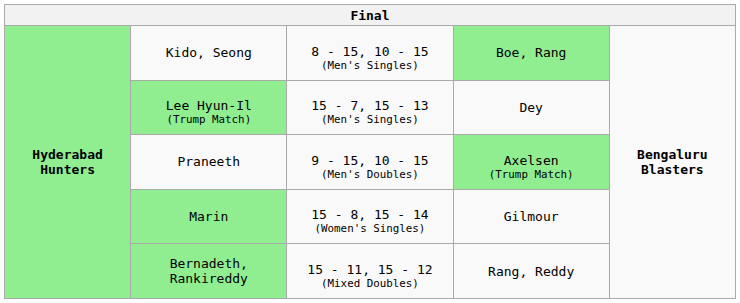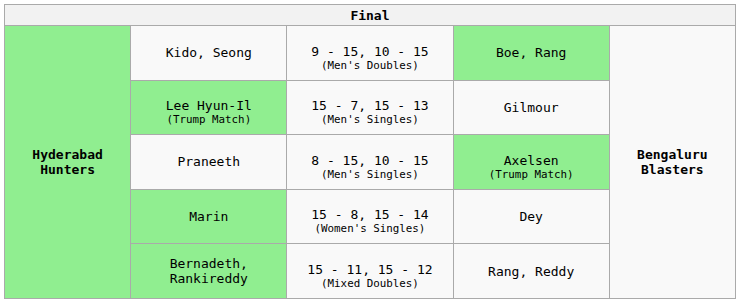(370, 58) 8 - 15, 10 - 15 (Men's Singles) -> (370, 58) 9 - 15, 10 - 15 (Men's Doubles)
(531, 107) Dey -> (531, 107) Gilmour
(370, 167) 9 - 15, 10 - 15 (Men's Doubles) -> (370, 167) 8 - 15, 10 - 15 (Men's Singles)
(531, 216) Gilmour -> (531, 216) Dey
